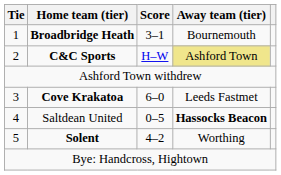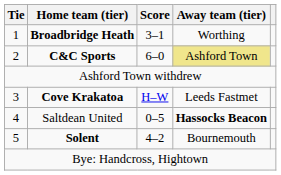(221, 35) Bournemouth -> (221, 35) Worthing
(155, 55) H–W -> (155, 55) 6–0
(155, 96) 6–0 -> (155, 96) H–W
(221, 138) Worthing -> (221, 138) Bournemouth
